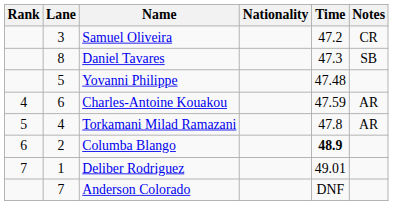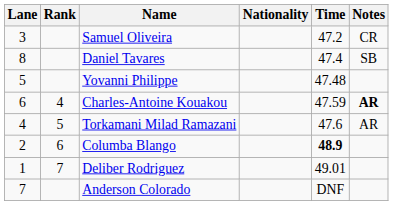columns swapped: (24, 15) <-> (61, 15)
(330, 59) 47.3 -> (330, 59) 47.4
(369, 102) normal -> (369, 102) bold
(330, 124) 47.8 -> (330, 124) 47.6
